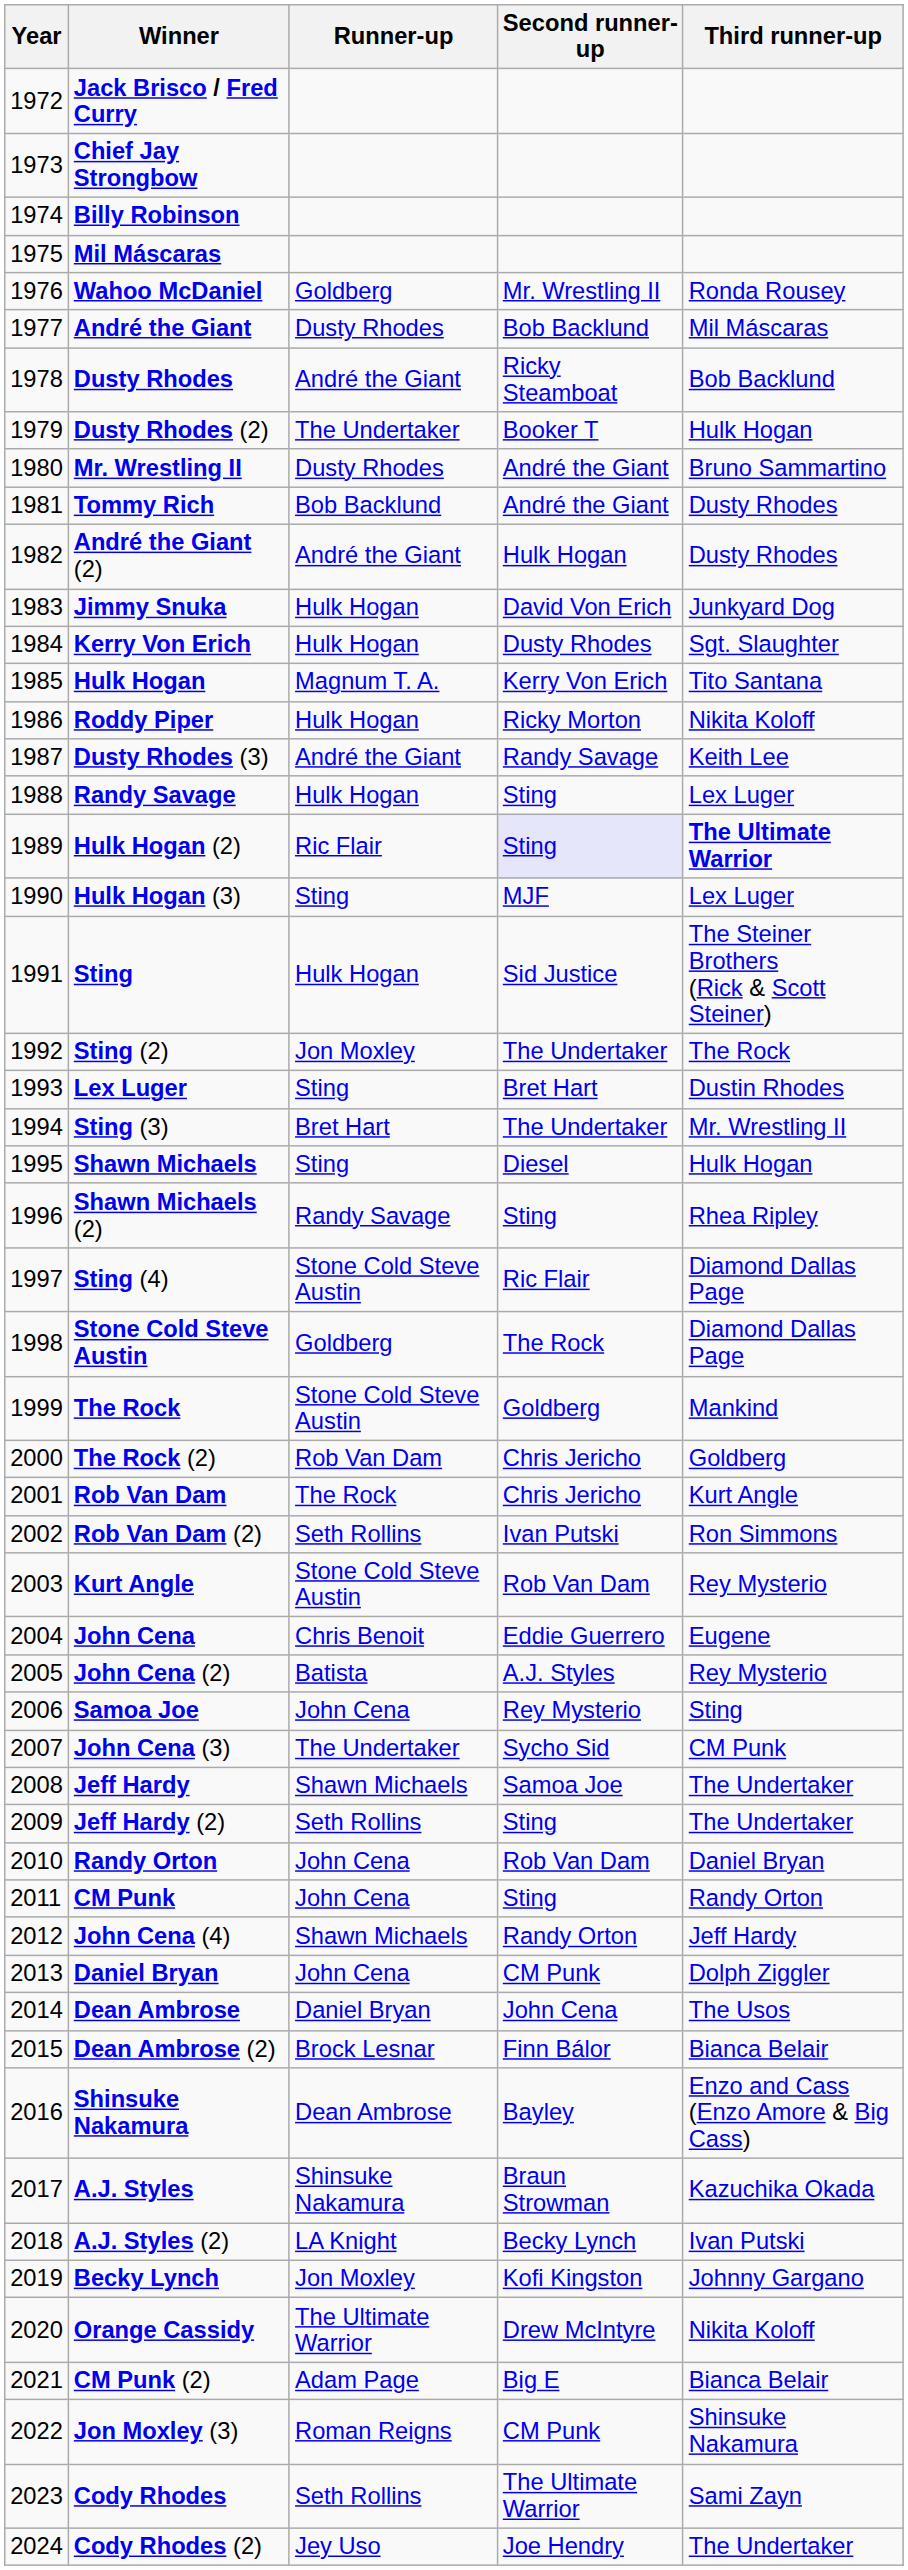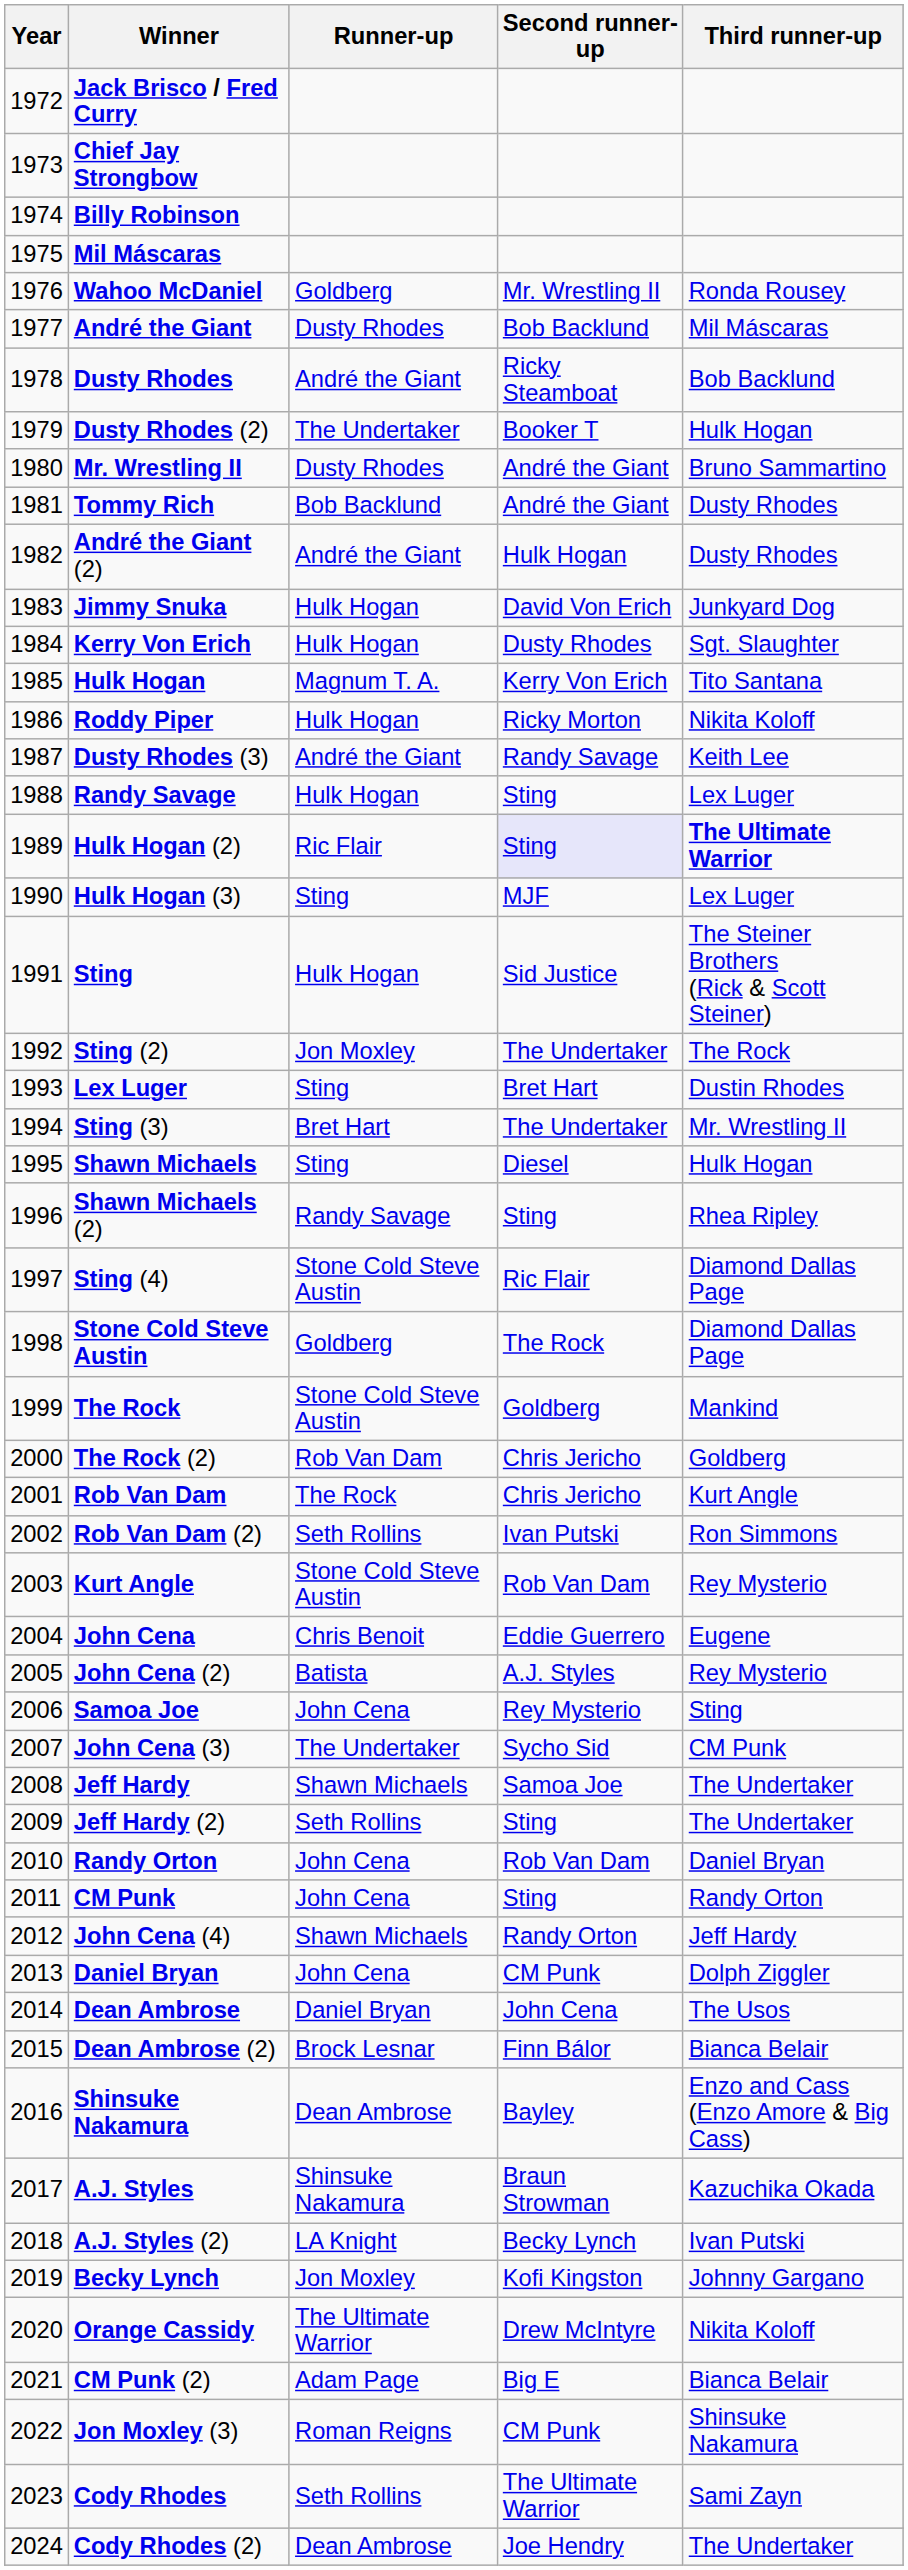(338, 2546) Jey Uso -> (373, 2546) Dean Ambrose
